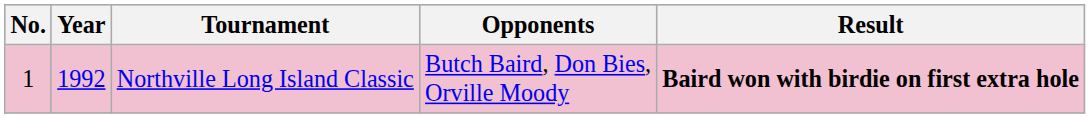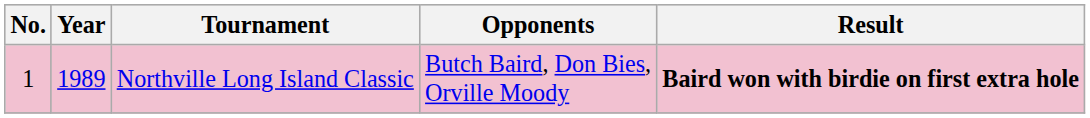(81, 78) 1992 -> (81, 78) 1989
